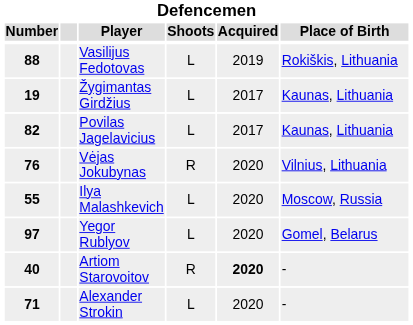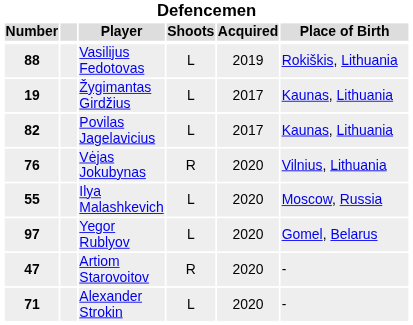(32, 269) 40 -> (32, 269) 47
(248, 269) bold -> (248, 269) normal
